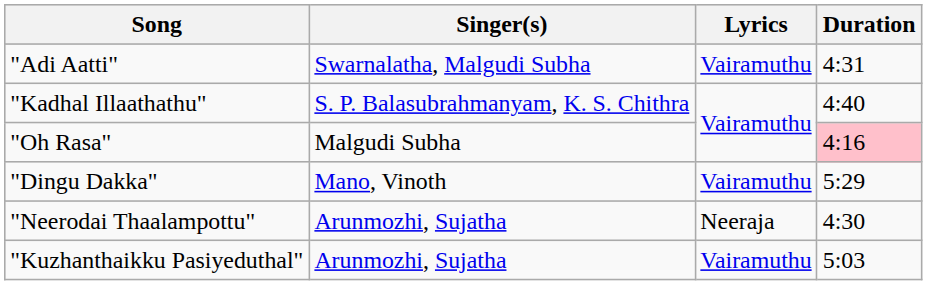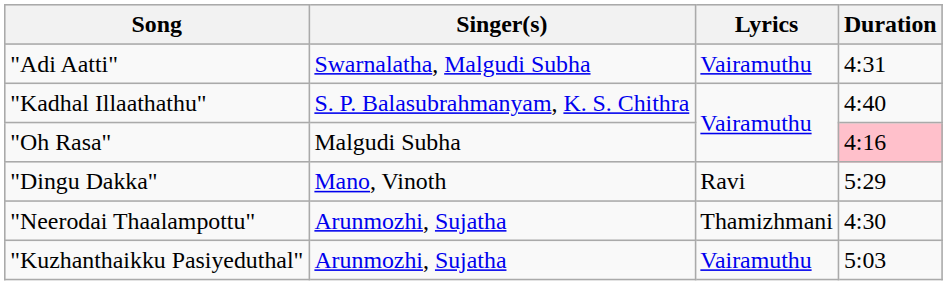(756, 181) Vairamuthu -> (723, 181) Ravi
(737, 221) Neeraja -> (767, 221) Thamizhmani
